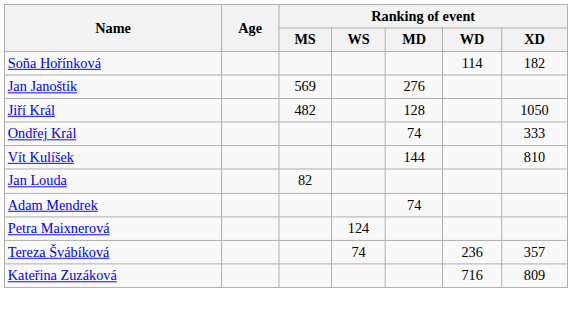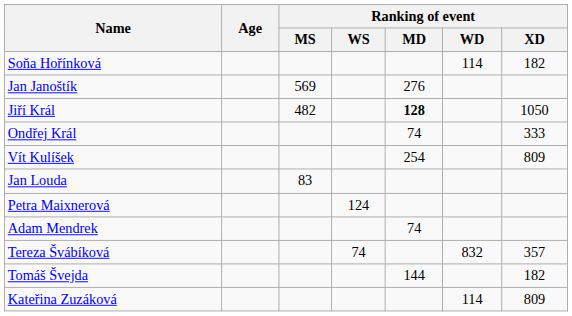(414, 110) normal -> (414, 110) bold
(414, 157) 144 -> (414, 157) 254
(534, 157) 810 -> (534, 157) 809
(305, 181) 82 -> (305, 181) 83
rows swapped: (59, 228) <-> (53, 204)
(472, 252) 236 -> (472, 252) 832
+ row: (48, 275)
(472, 275) 716 -> (472, 299) 114
